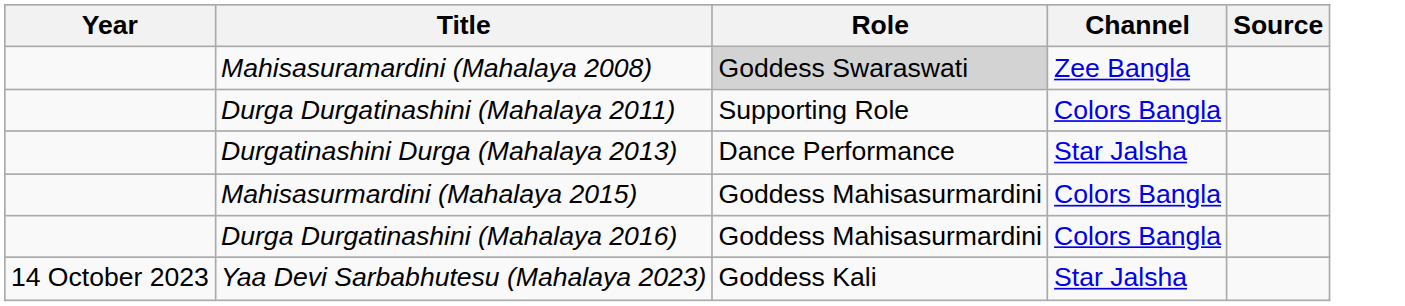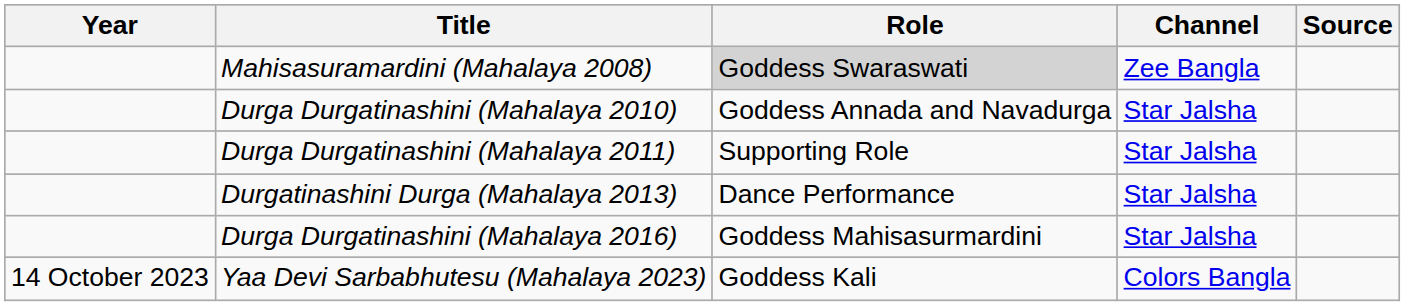+ row: (449, 109)
(1138, 109) Colors Bangla -> (1190, 151) Star Jalsha
- row: (429, 194)
(1138, 236) Colors Bangla -> (1190, 236) Star Jalsha
(1121, 278) Star Jalsha -> (1207, 278) Colors Bangla
